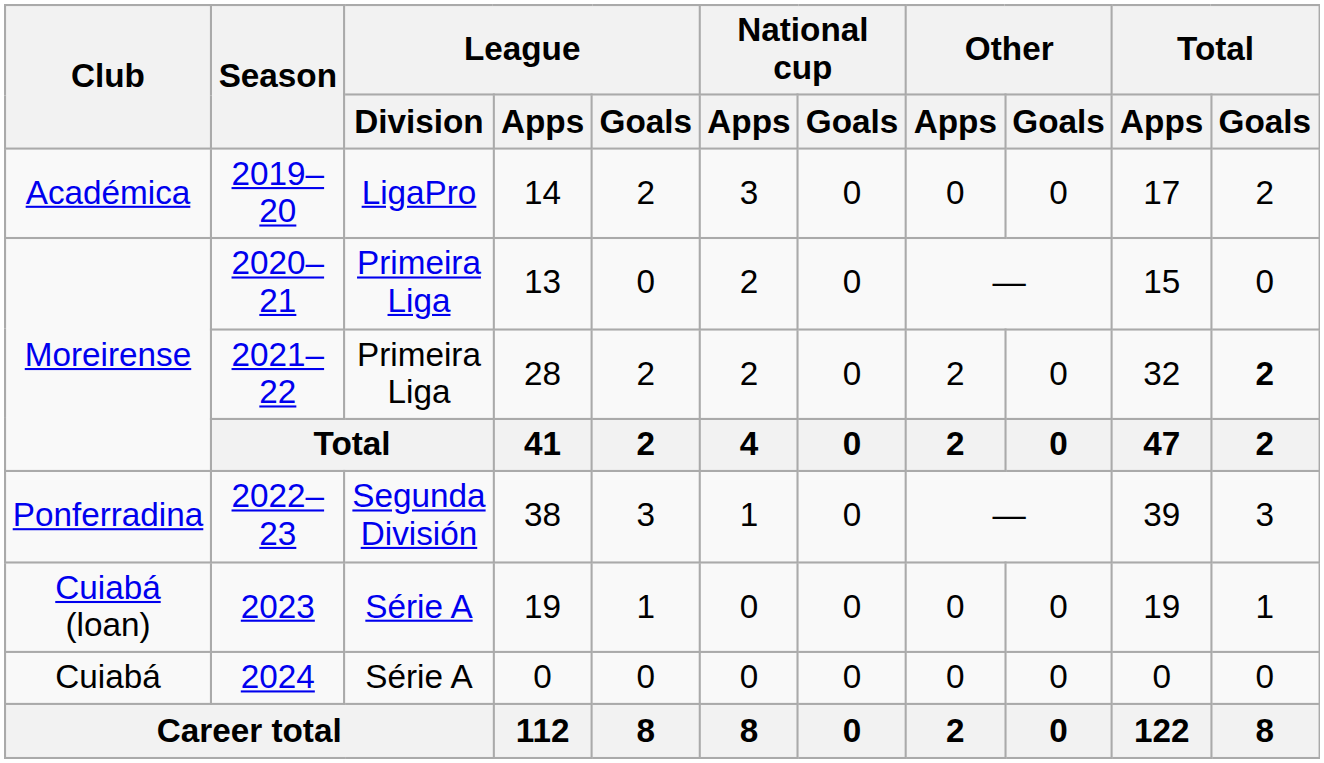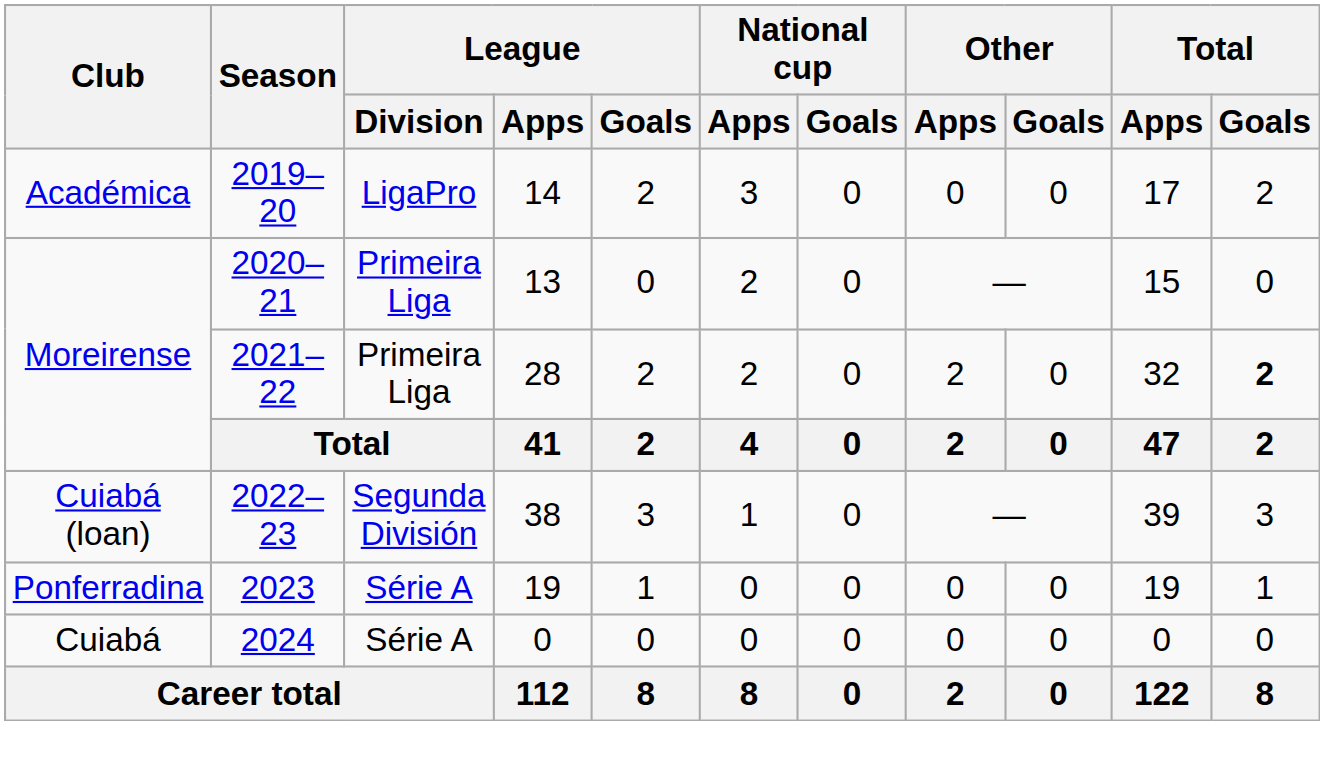(108, 516) Ponferradina -> (108, 516) Cuiabá (loan)
(108, 606) Cuiabá (loan) -> (108, 587) Ponferradina
